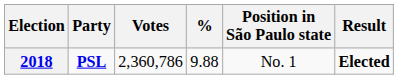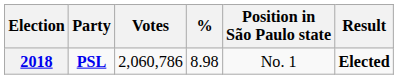(151, 61) 2,360,786 -> (151, 61) 2,060,786
(205, 61) 9.88 -> (205, 61) 8.98
